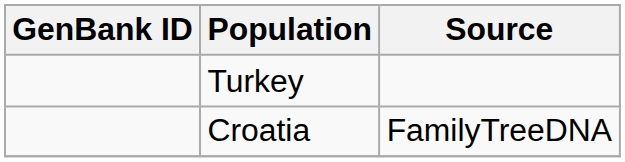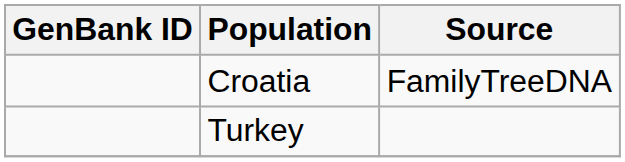rows swapped: (256, 80) <-> (259, 130)
